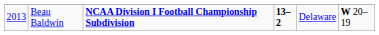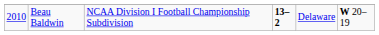(16, 17) 2013 -> (16, 17) 2010
(171, 17) bold -> (168, 17) normal
